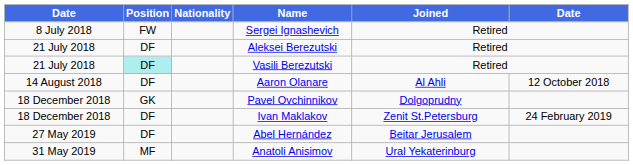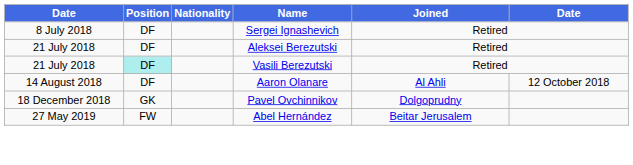(148, 31) FW -> (148, 31) DF
- row: (292, 117)
(148, 134) DF -> (148, 117) FW
- row: (292, 152)
